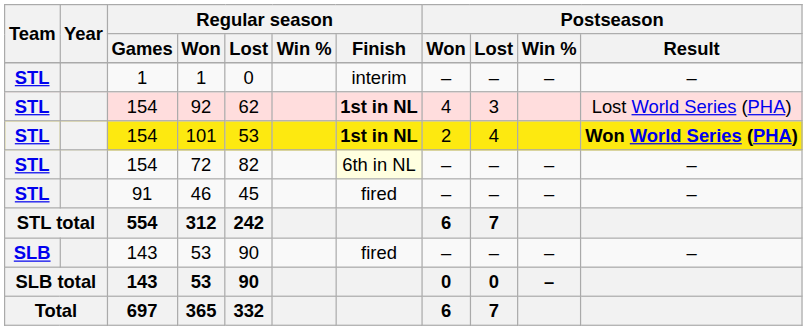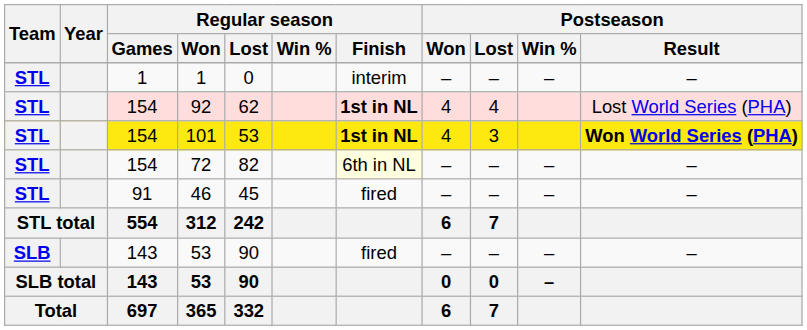(494, 107) 3 -> (494, 107) 4
(446, 136) 2 -> (446, 136) 4
(494, 136) 4 -> (494, 136) 3
